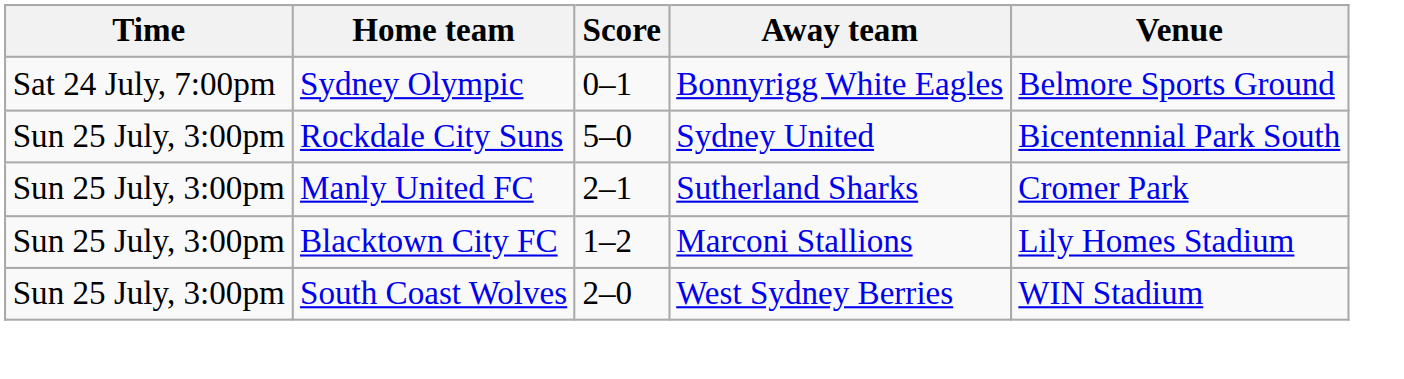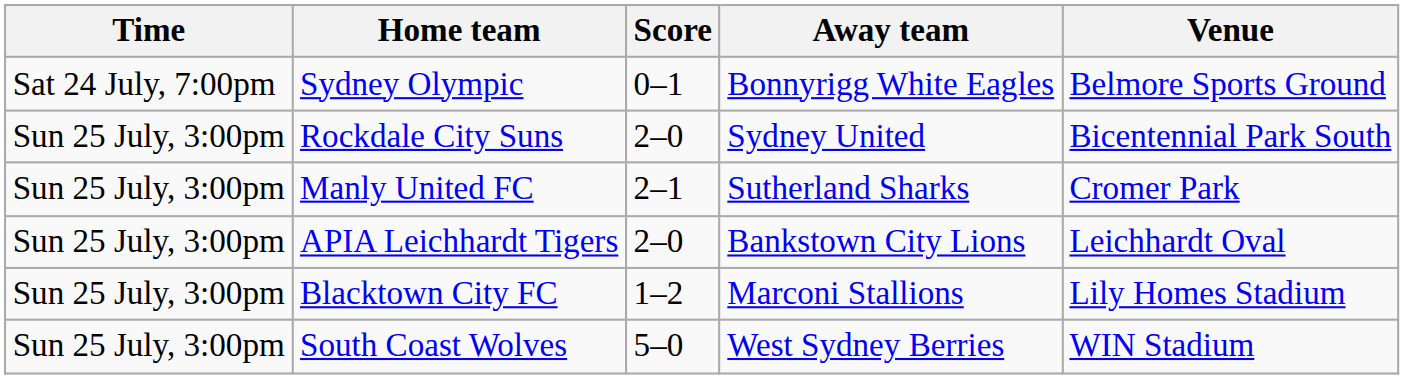(607, 135) 5–0 -> (658, 135) 2–0
+ row: (459, 240)
(607, 293) 2–0 -> (658, 345) 5–0
